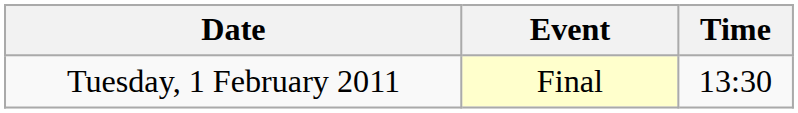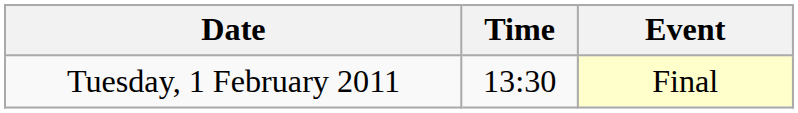columns swapped: (735, 30) <-> (570, 30)
